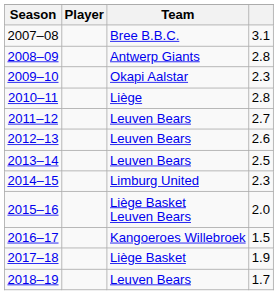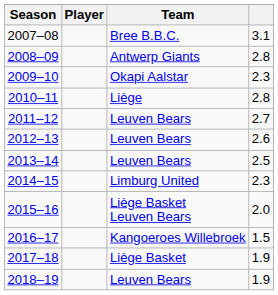(261, 279) 1.7 -> (261, 279) 1.9
